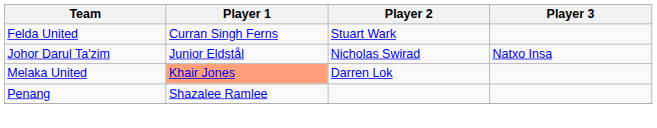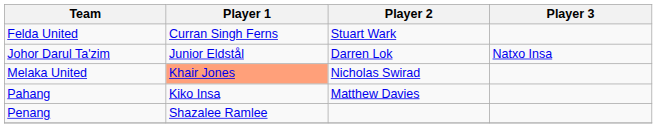(376, 53) Nicholas Swirad -> (362, 53) Darren Lok
(362, 73) Darren Lok -> (376, 73) Nicholas Swirad
+ row: (29, 93)
